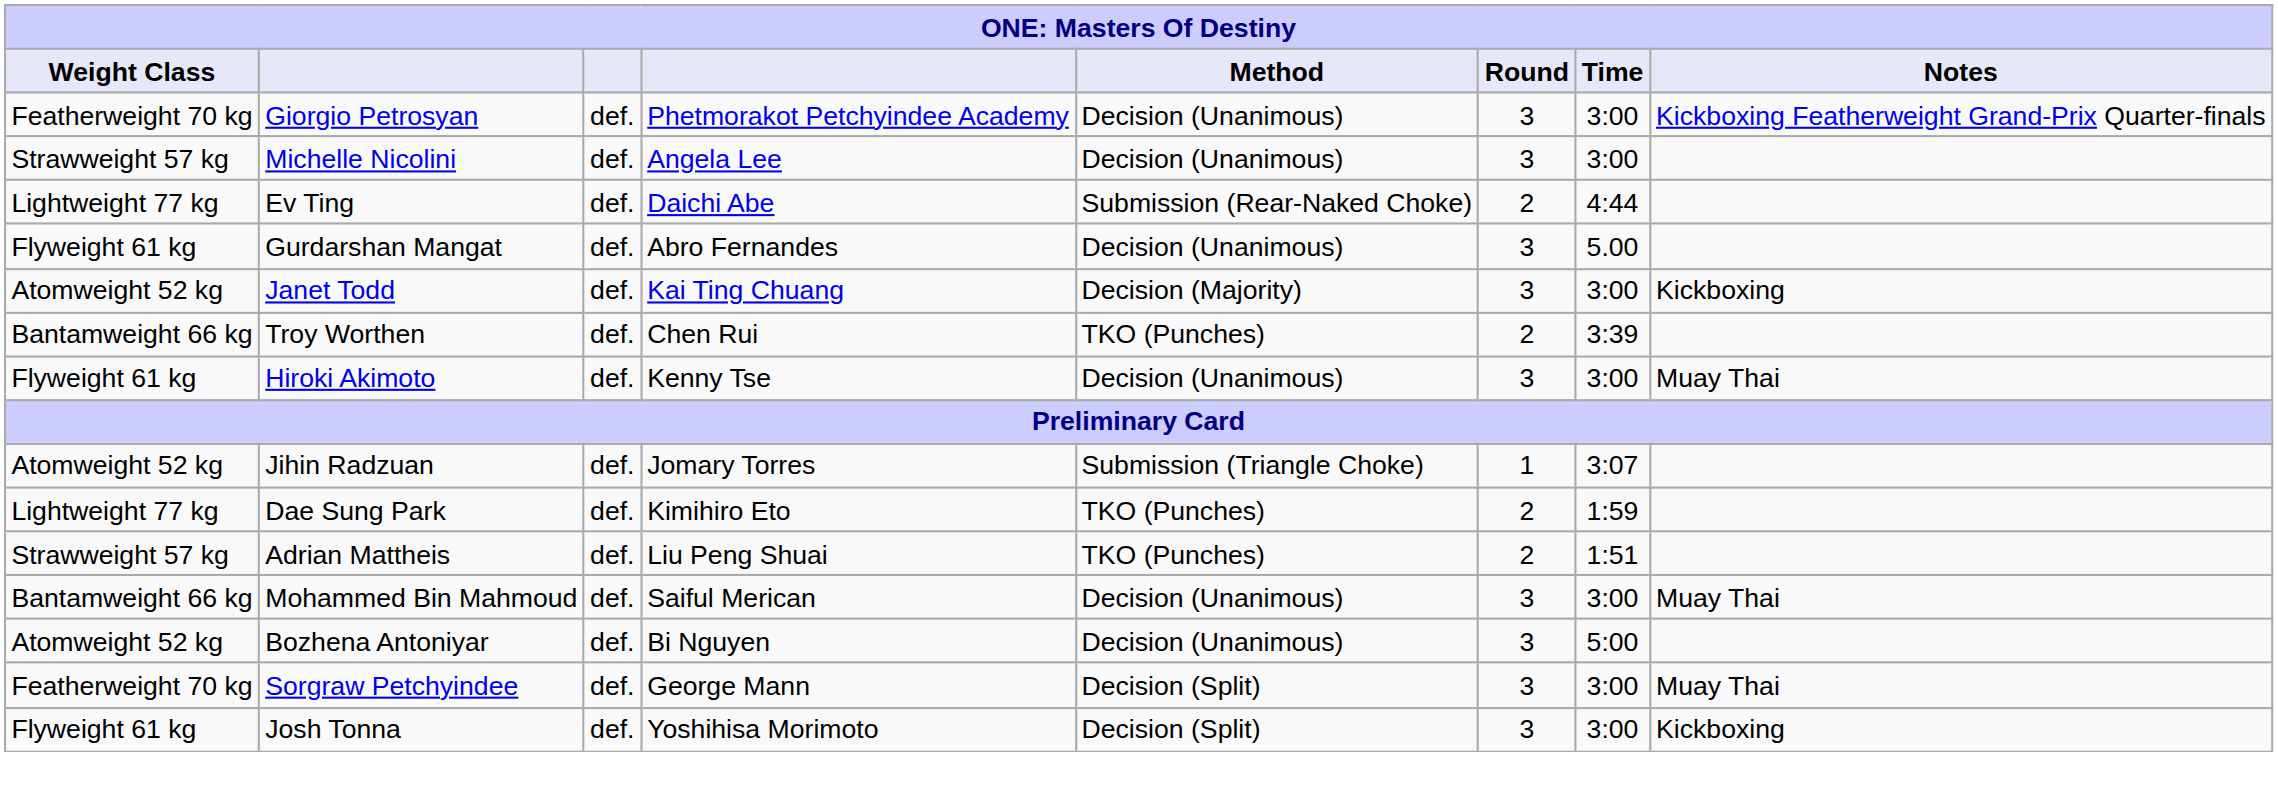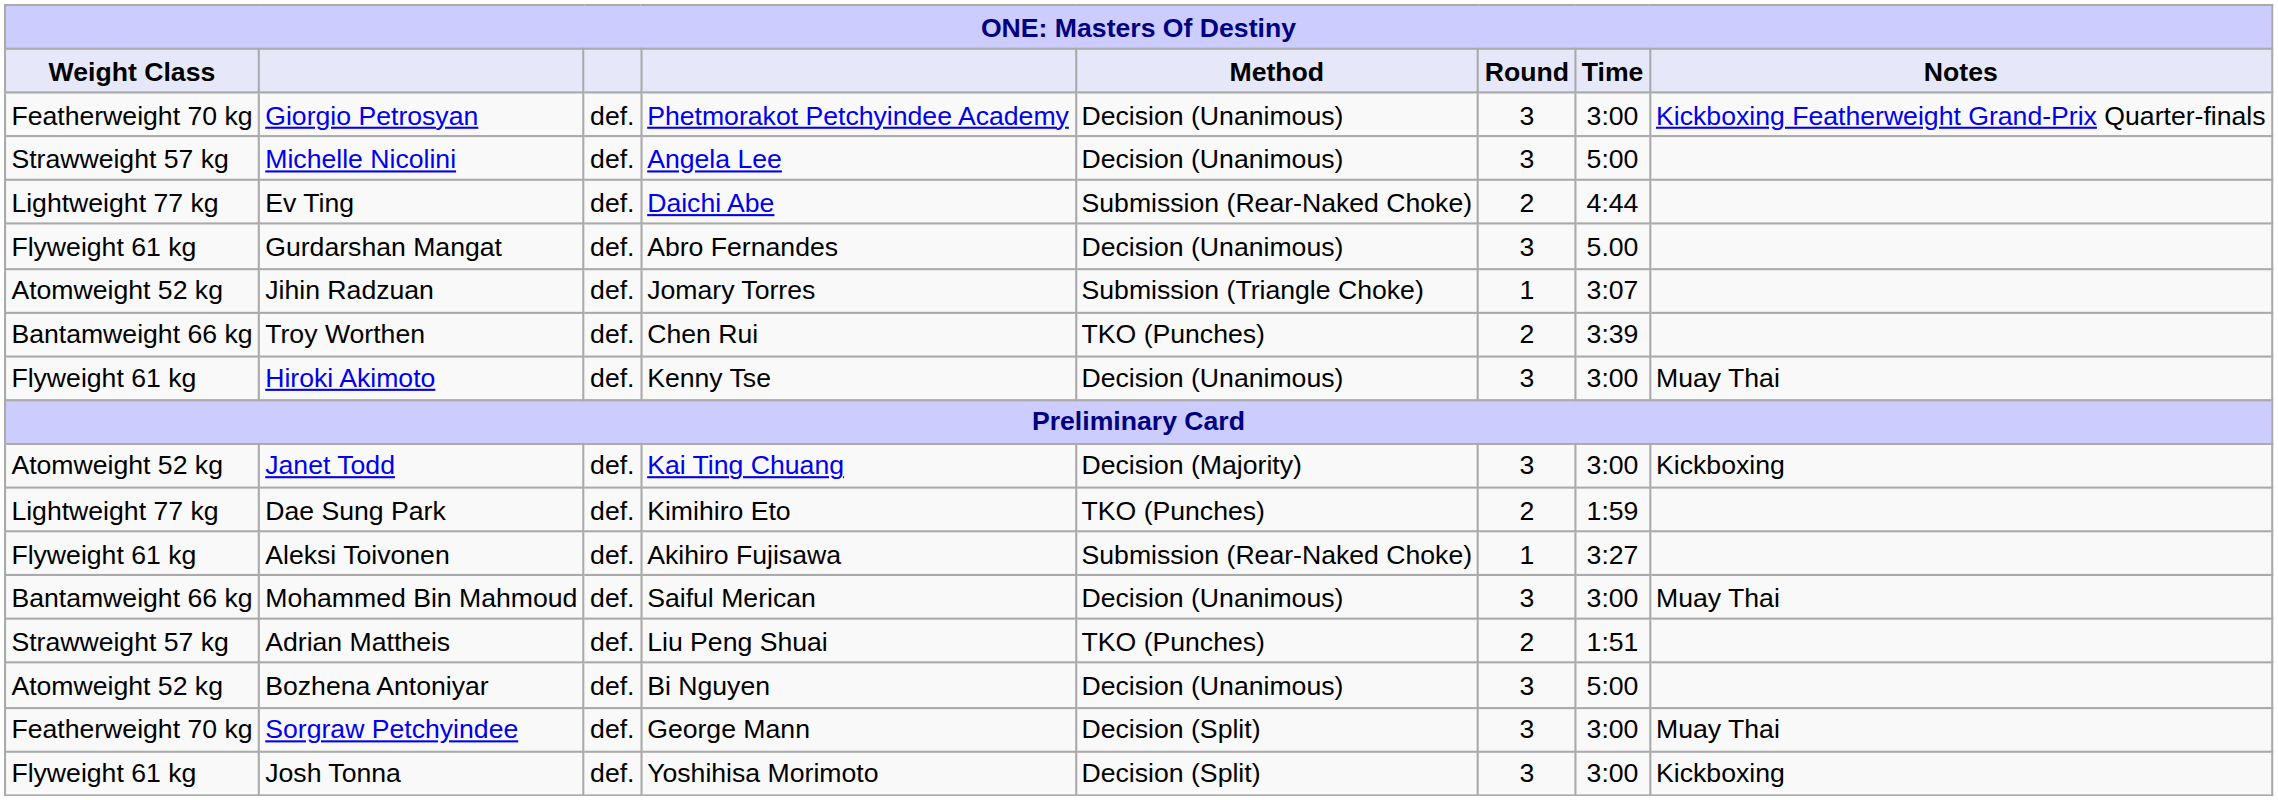(1613, 158) 3:00 -> (1613, 158) 5:00
rows swapped: (350, 466) <-> (330, 290)
+ row: (357, 553)
rows swapped: (421, 597) <-> (358, 553)
